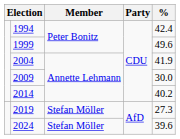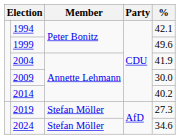(164, 28) 42.4 -> (164, 28) 42.1
(164, 126) 39.6 -> (164, 126) 34.6
